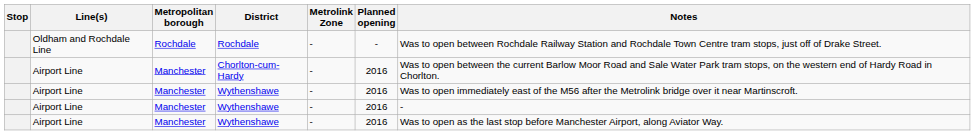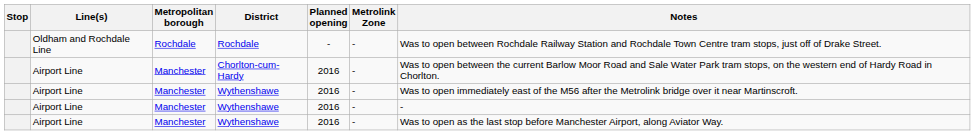columns swapped: (331, 17) <-> (376, 17)
